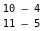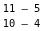rows swapped: (22, 9) <-> (22, 24)
